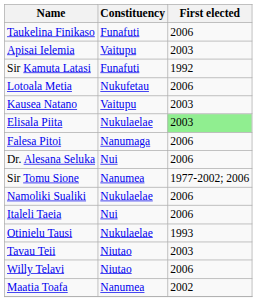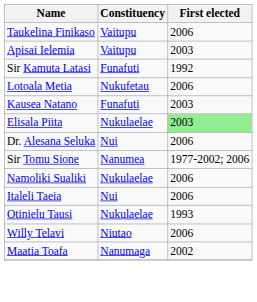(120, 31) Funafuti -> (118, 31) Vaitupu
(118, 104) Vaitupu -> (120, 104) Funafuti
- row: (34, 141)
- row: (31, 251)
(122, 287) Nanumea -> (125, 251) Nanumaga
